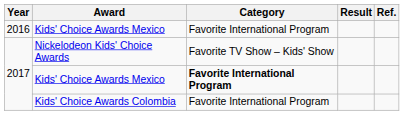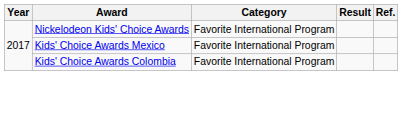- row: (18, 29)
(261, 51) Favorite TV Show – Kids' Show -> (264, 29) Favorite International Program
(242, 79) bold -> (264, 45) normal
